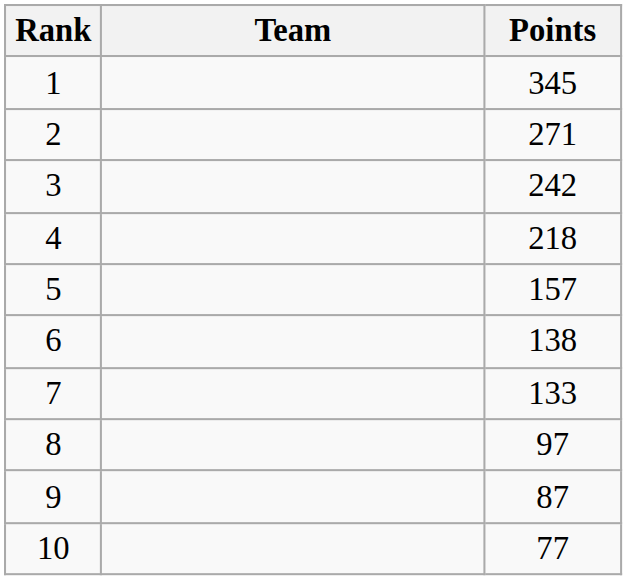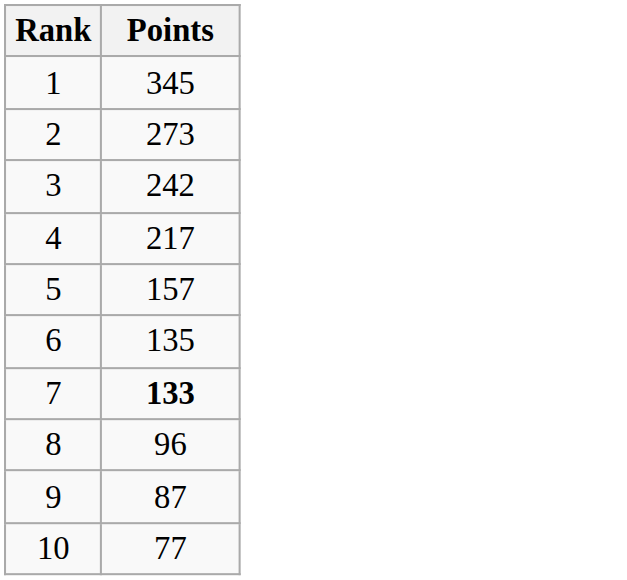- column: (293, 30)
(553, 133) 271 -> (170, 133) 273
(553, 237) 218 -> (170, 237) 217
(553, 340) 138 -> (170, 340) 135
(553, 392) normal -> (170, 392) bold
(553, 444) 97 -> (170, 444) 96
